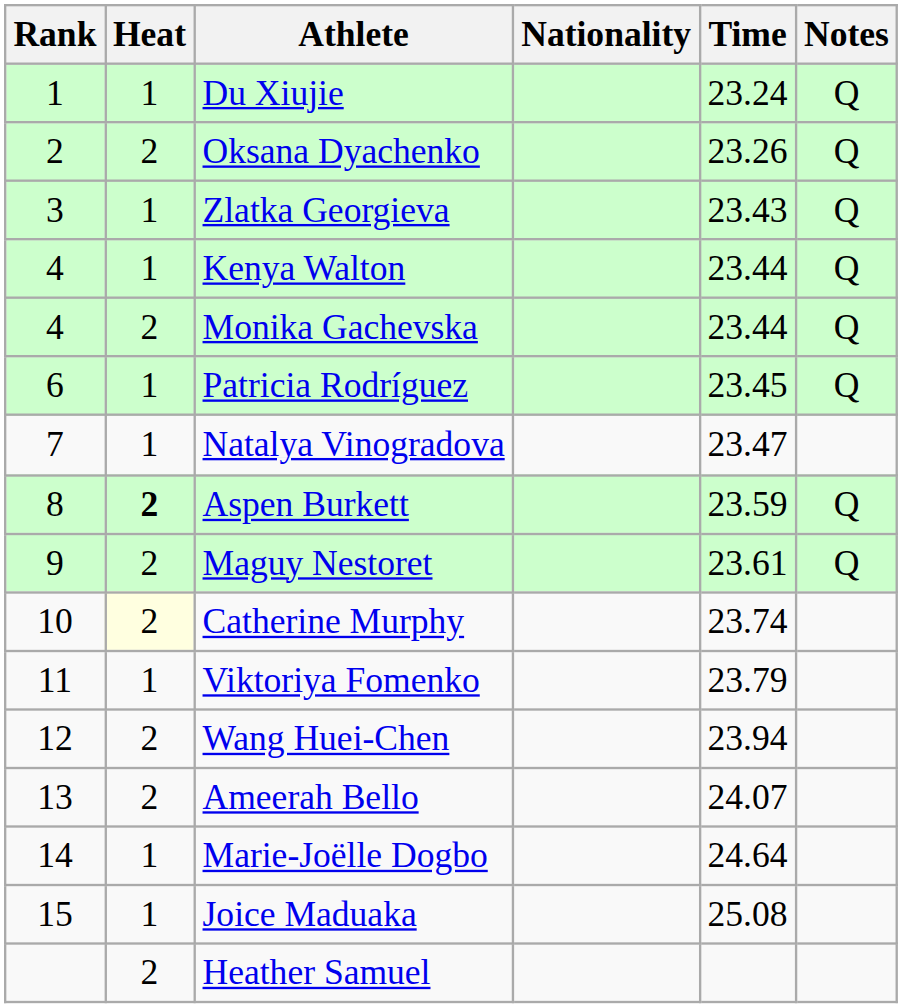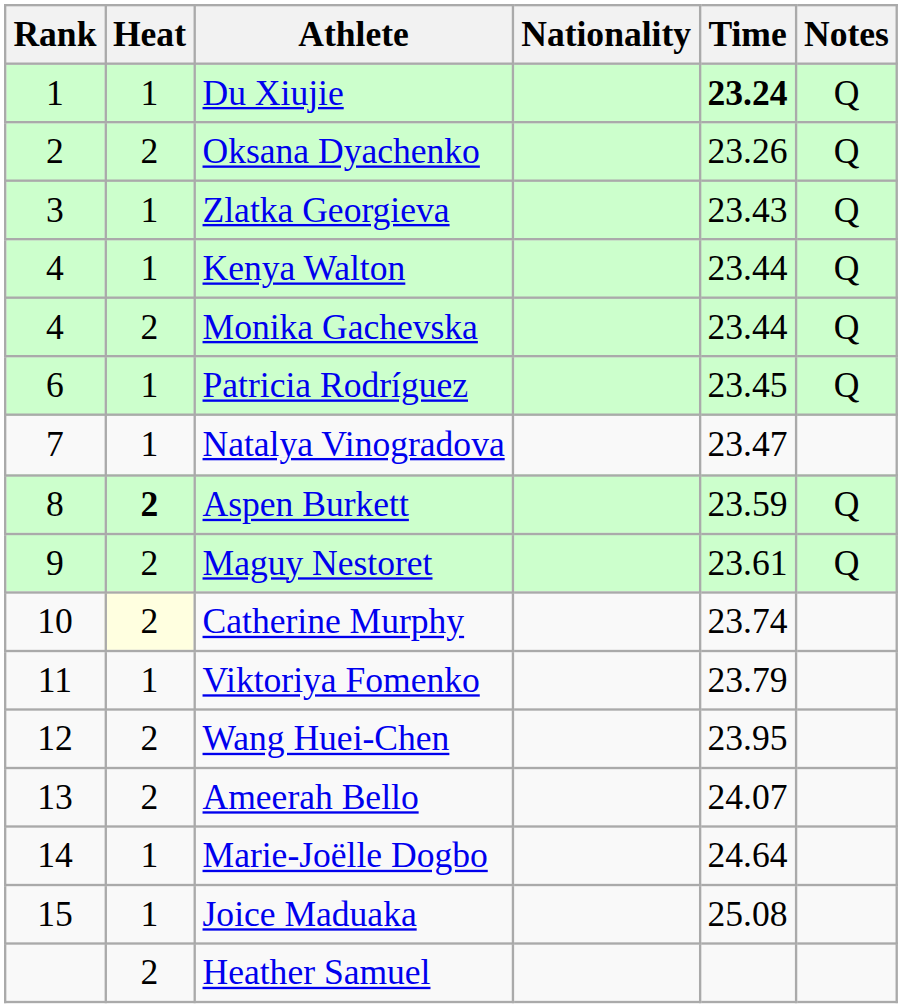(748, 92) normal -> (748, 92) bold
(748, 737) 23.94 -> (748, 737) 23.95
